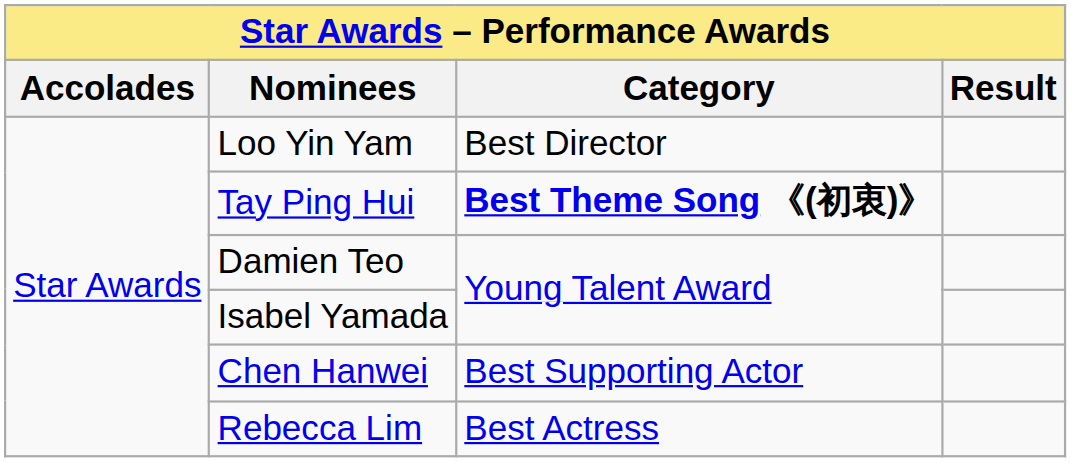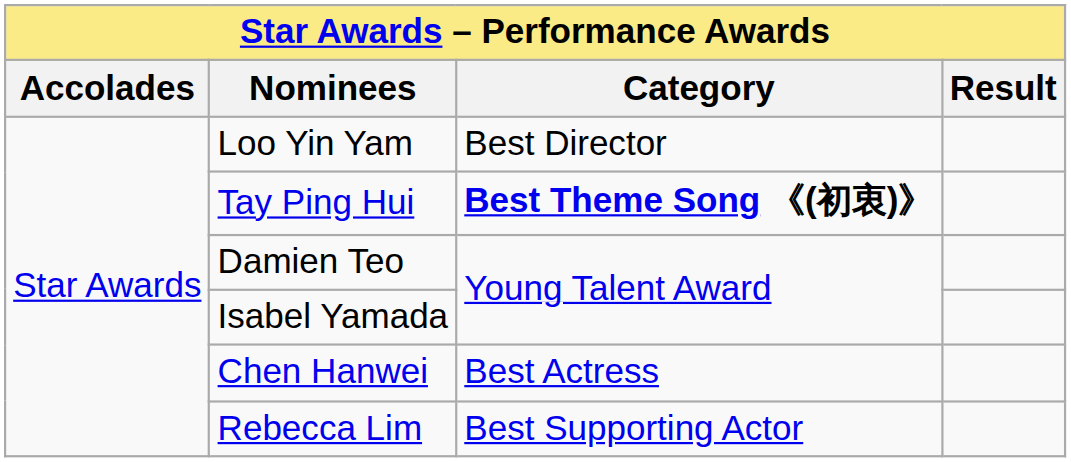(634, 372) Best Supporting Actor -> (562, 372) Best Actress
(562, 427) Best Actress -> (634, 427) Best Supporting Actor
